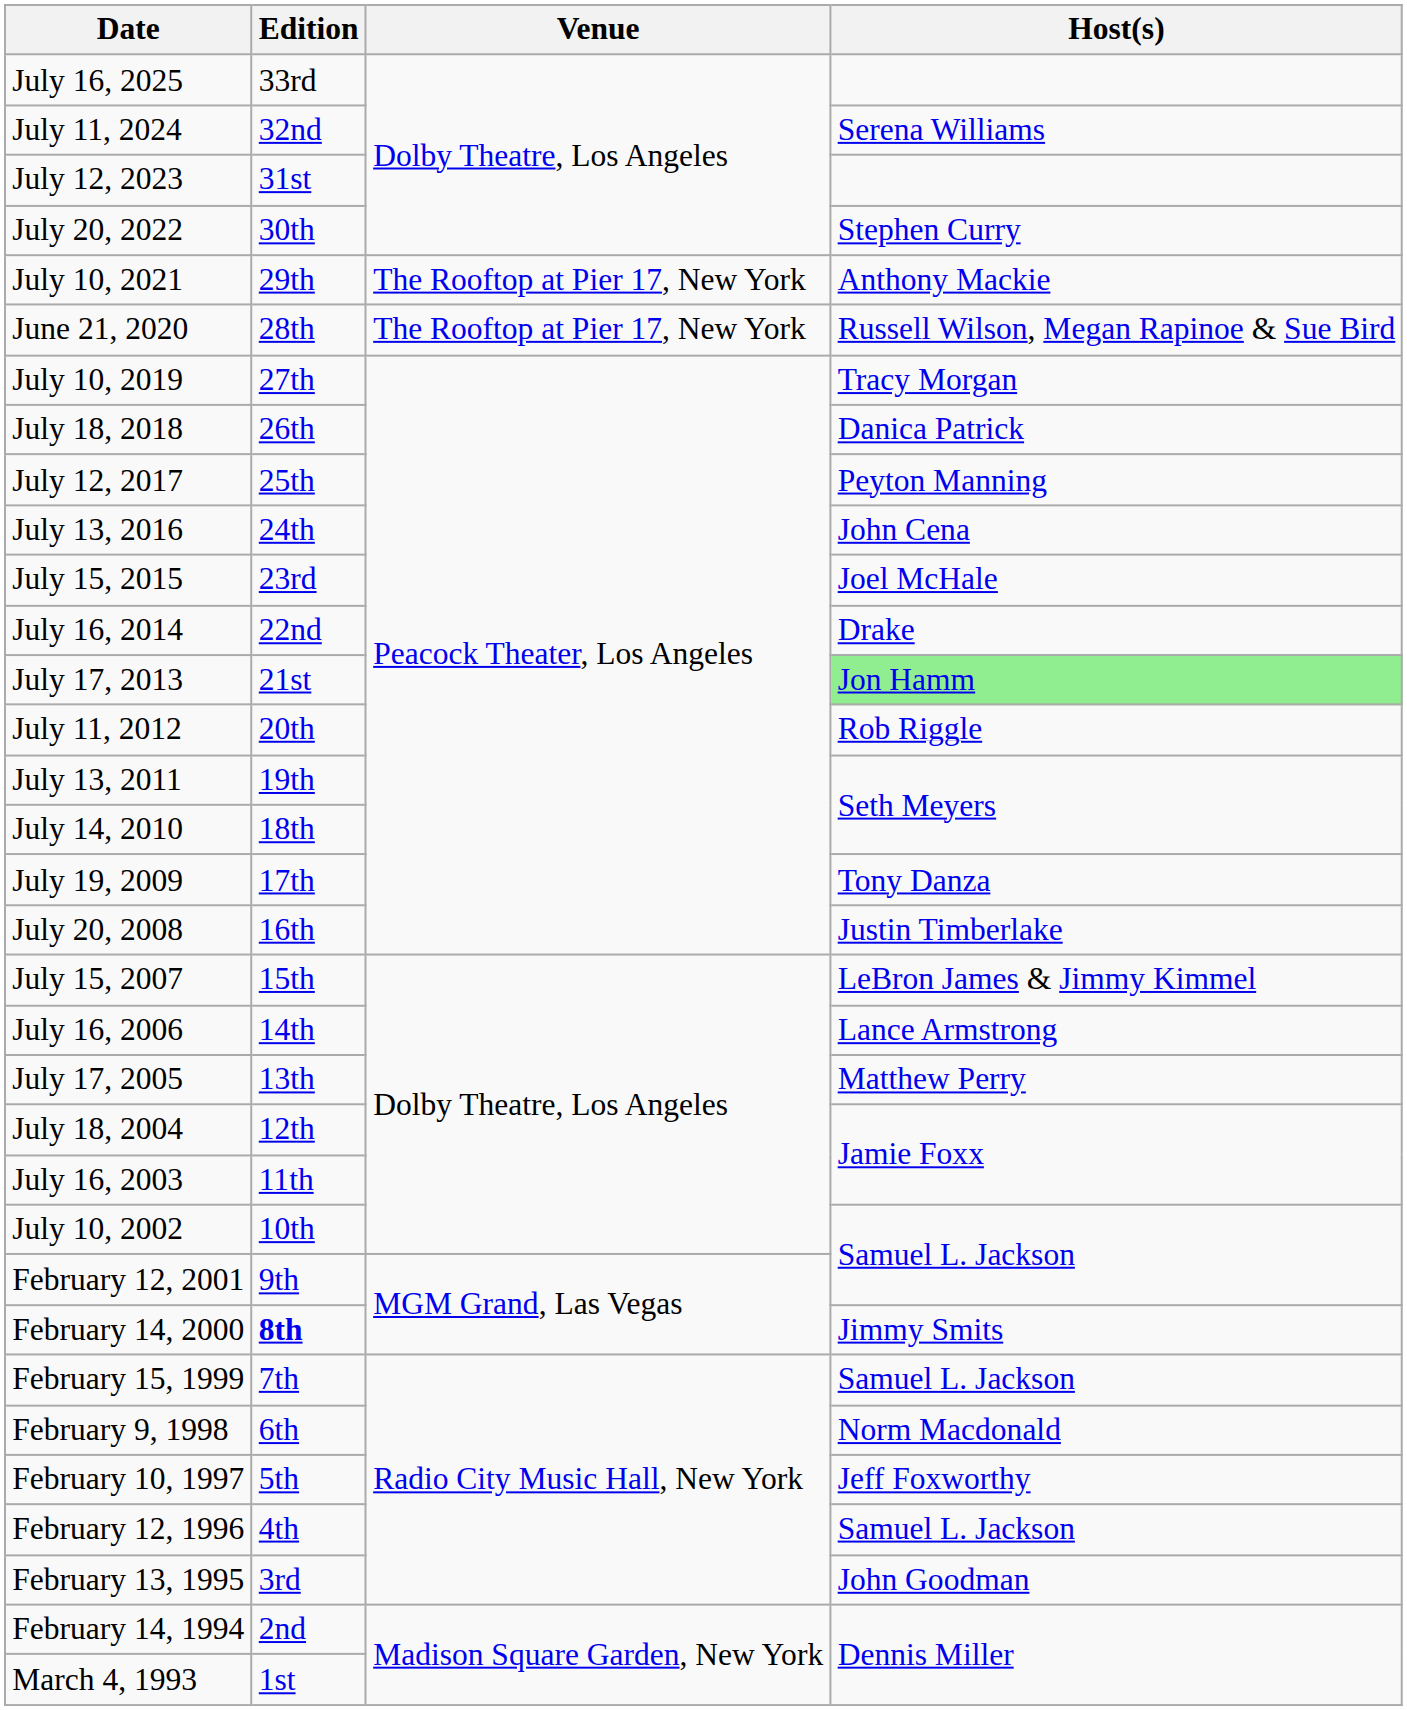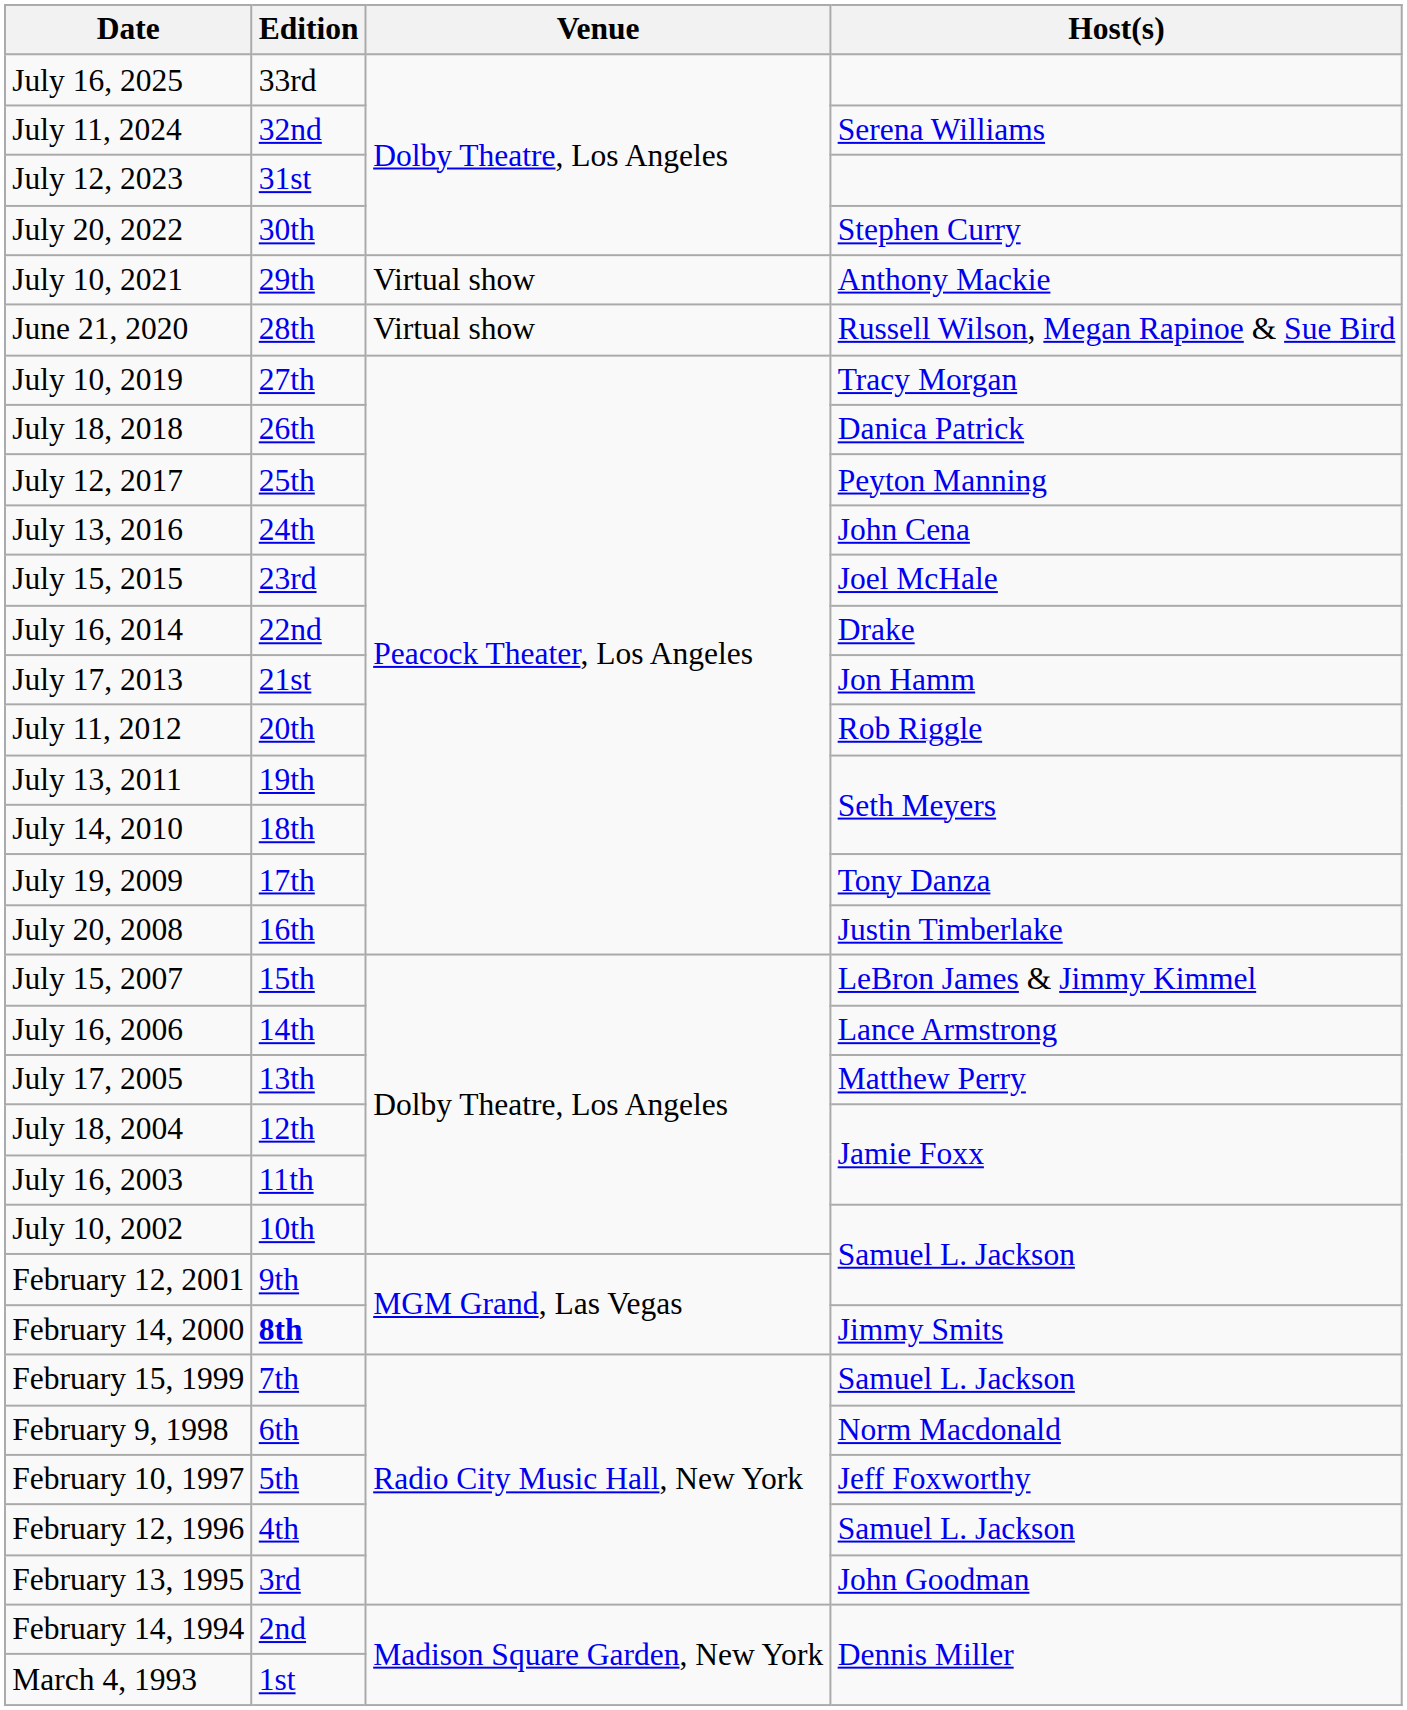(589, 279) The Rooftop at Pier 17, New York -> (454, 279) Virtual show
(589, 329) The Rooftop at Pier 17, New York -> (454, 329) Virtual show
(906, 679) lightgreen background -> (906, 679) no background
